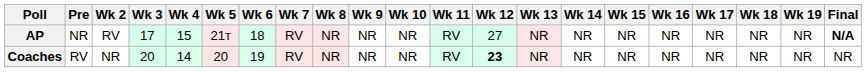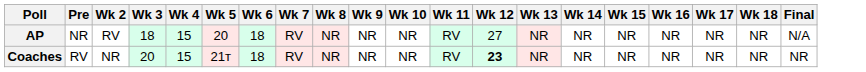- column: (803, 14)
(147, 35) 17 -> (147, 35) 18
(221, 35) 21т -> (221, 35) 20
(843, 35) bold -> (799, 35) normal
(184, 56) 14 -> (184, 56) 15
(221, 56) 20 -> (221, 56) 21т
(257, 56) 19 -> (257, 56) 18
